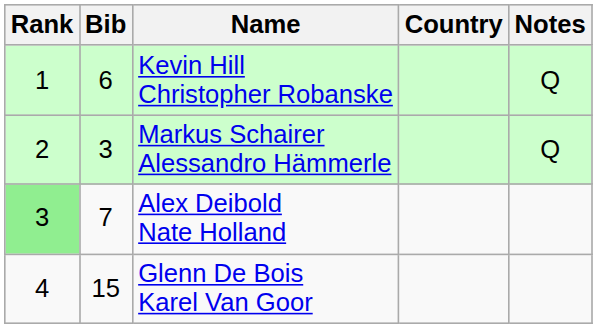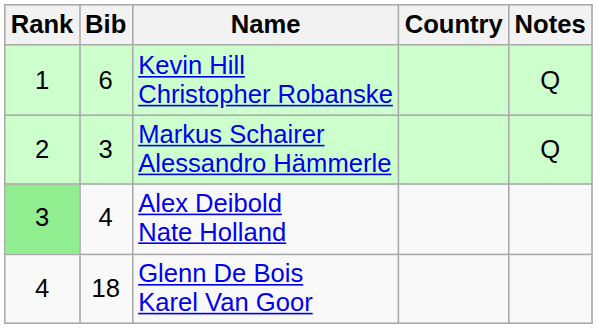(106, 218) 7 -> (106, 218) 4
(106, 288) 15 -> (106, 288) 18
